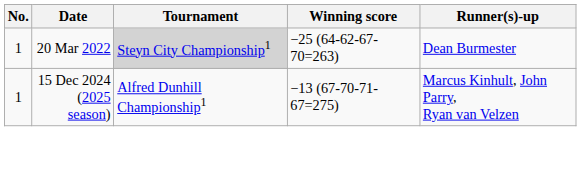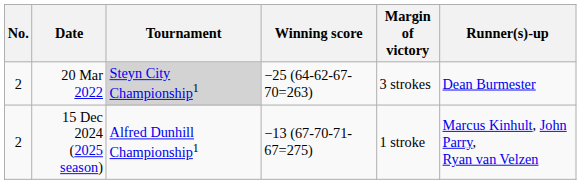+ column: (408, 33)
(18, 48) 1 -> (18, 83) 2
(18, 97) 1 -> (18, 142) 2
